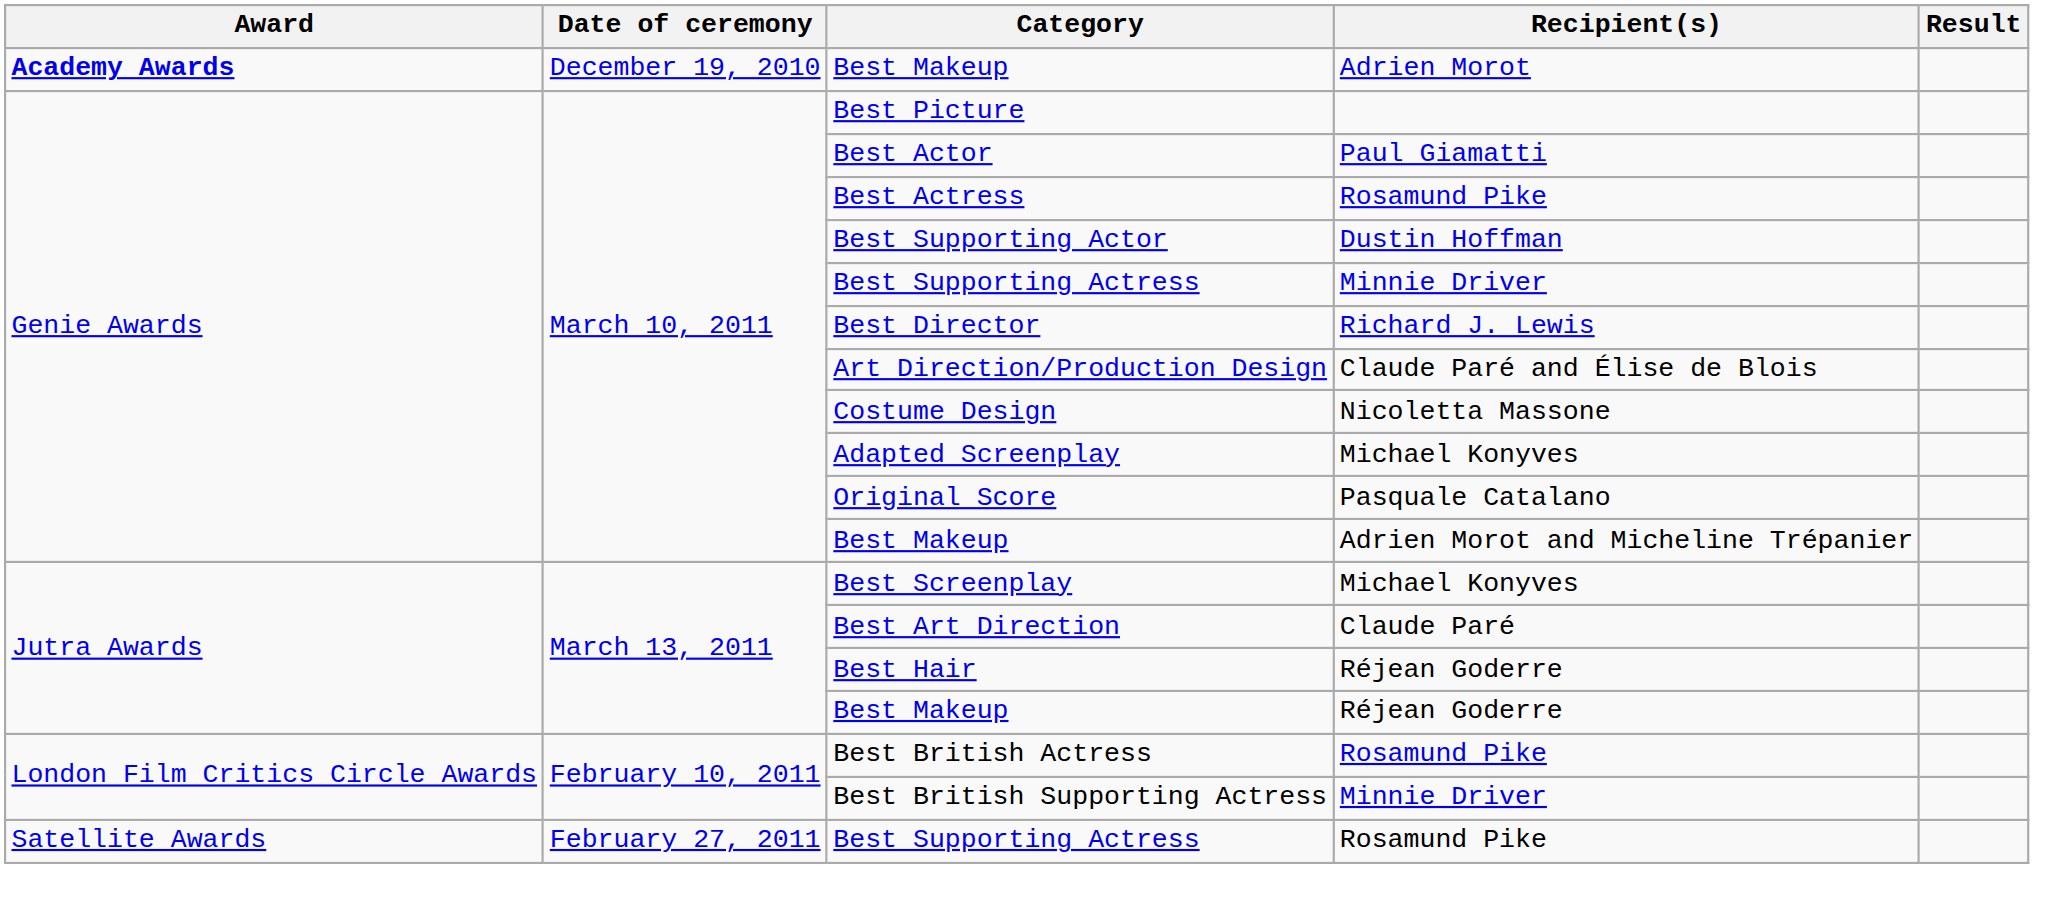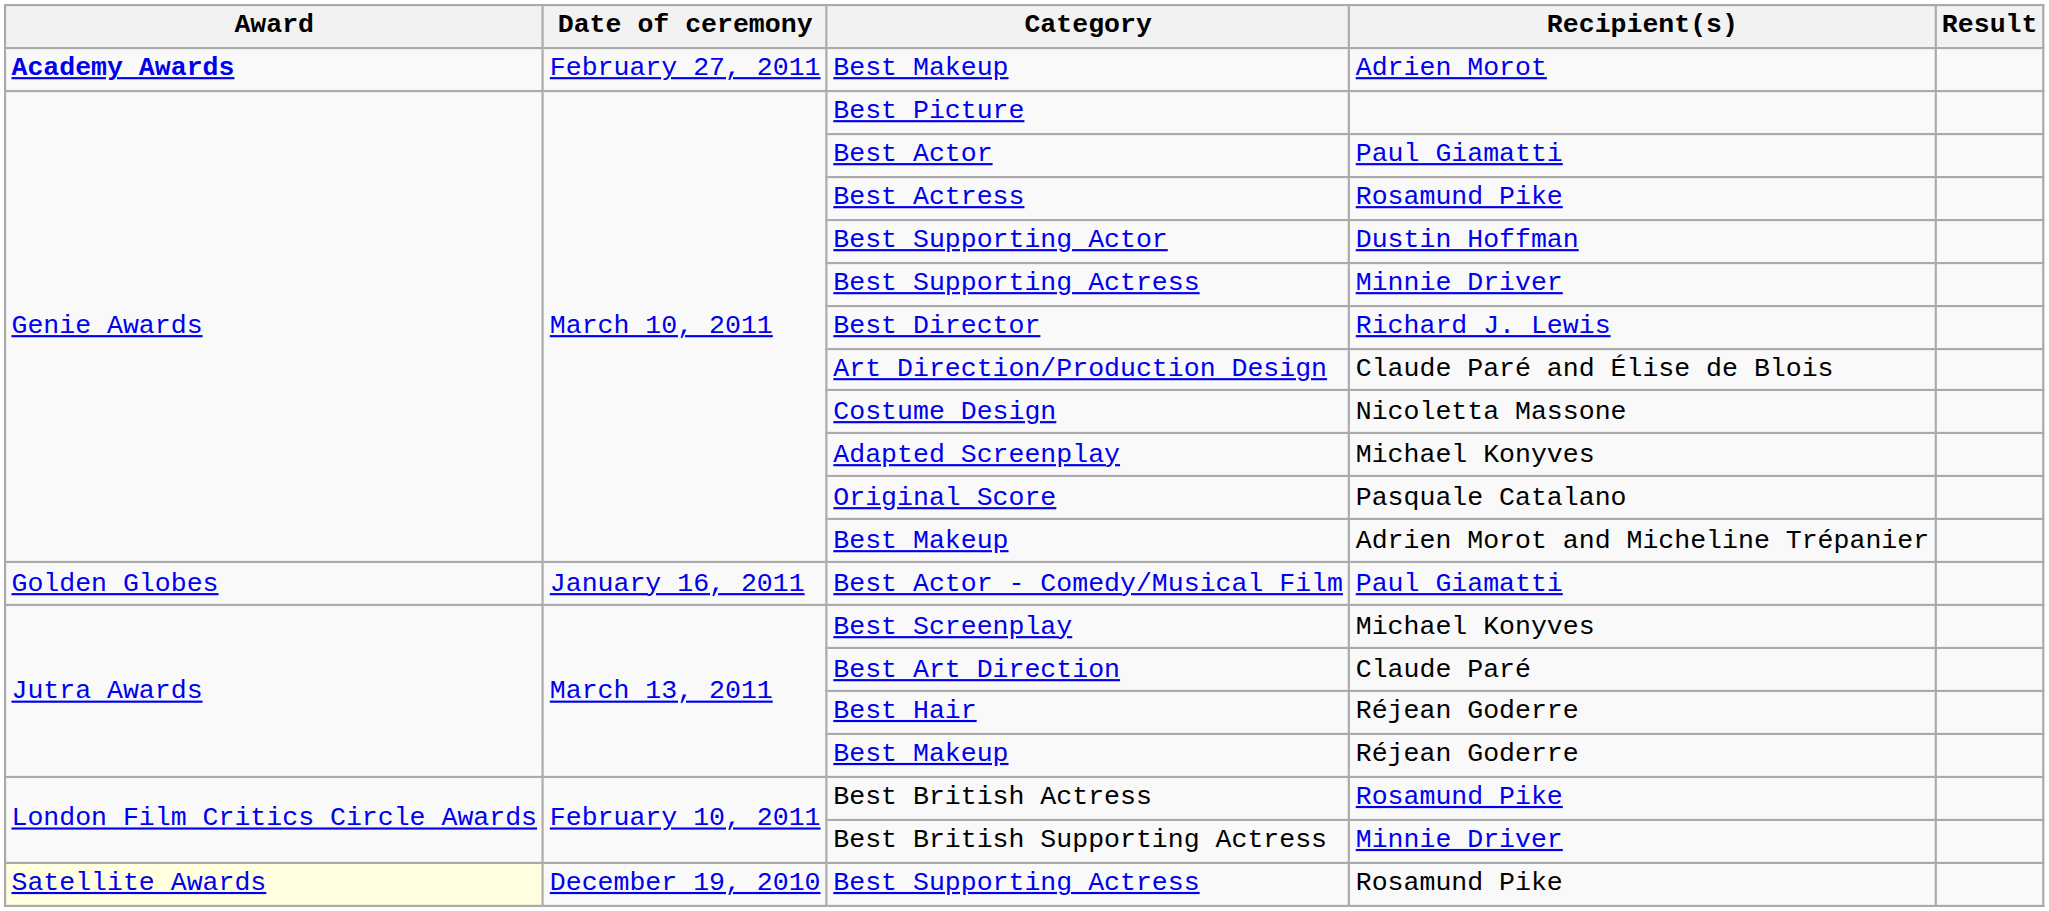(685, 70) December 19, 2010 -> (685, 70) February 27, 2011
+ row: (1088, 584)
(139, 841) no background -> (139, 884) lightyellow background
(685, 841) February 27, 2011 -> (685, 884) December 19, 2010
